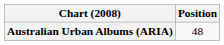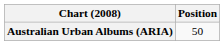(197, 31) 48 -> (197, 31) 50
